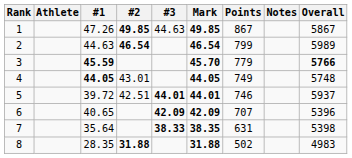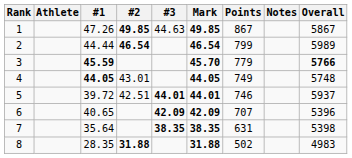(99, 46) 44.63 -> (99, 46) 44.44
(170, 128) 38.33 -> (170, 128) 38.35
